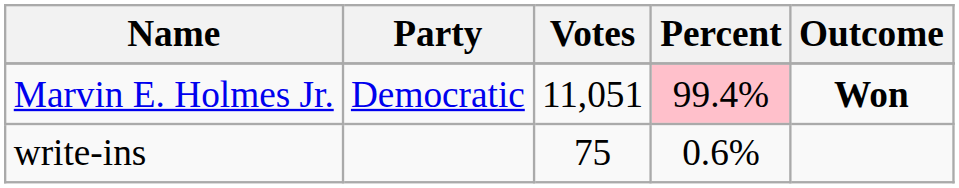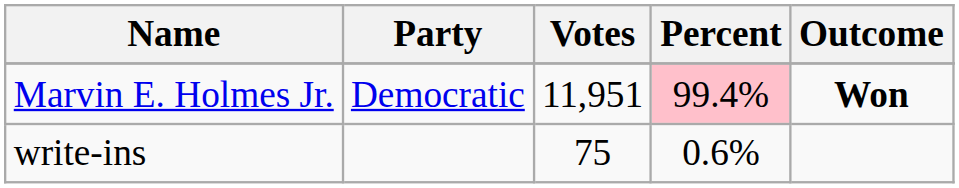(593, 93) 11,051 -> (593, 93) 11,951
